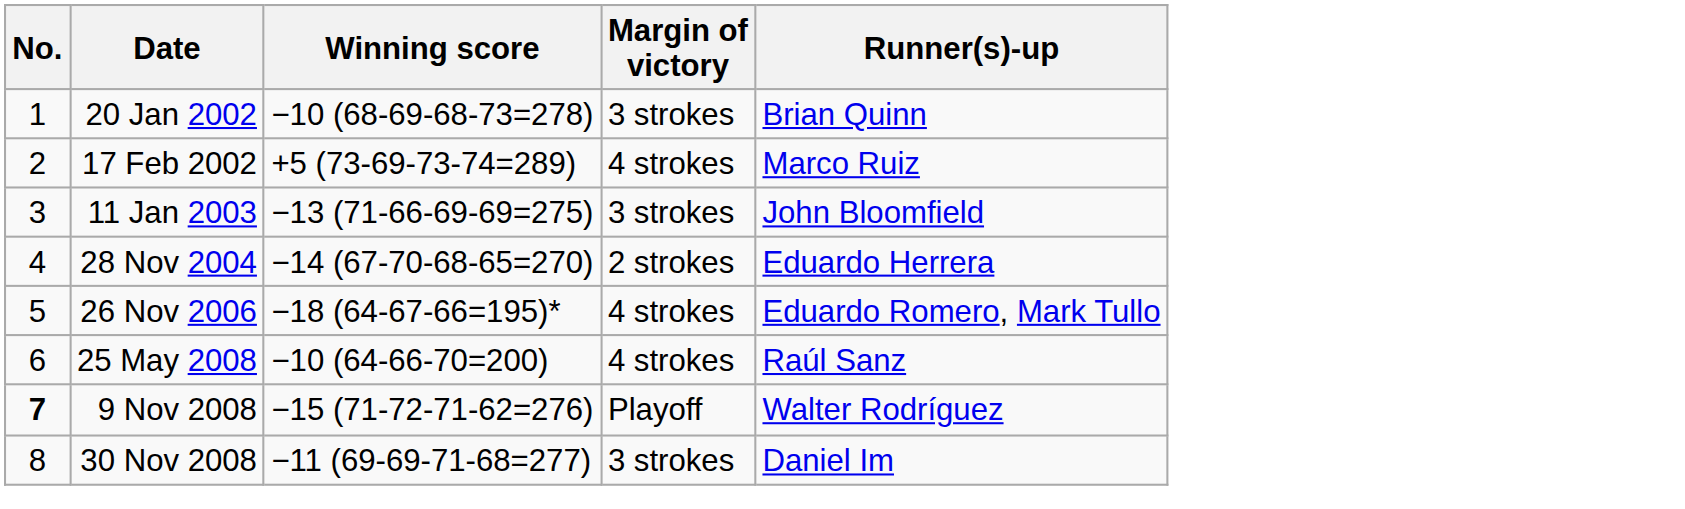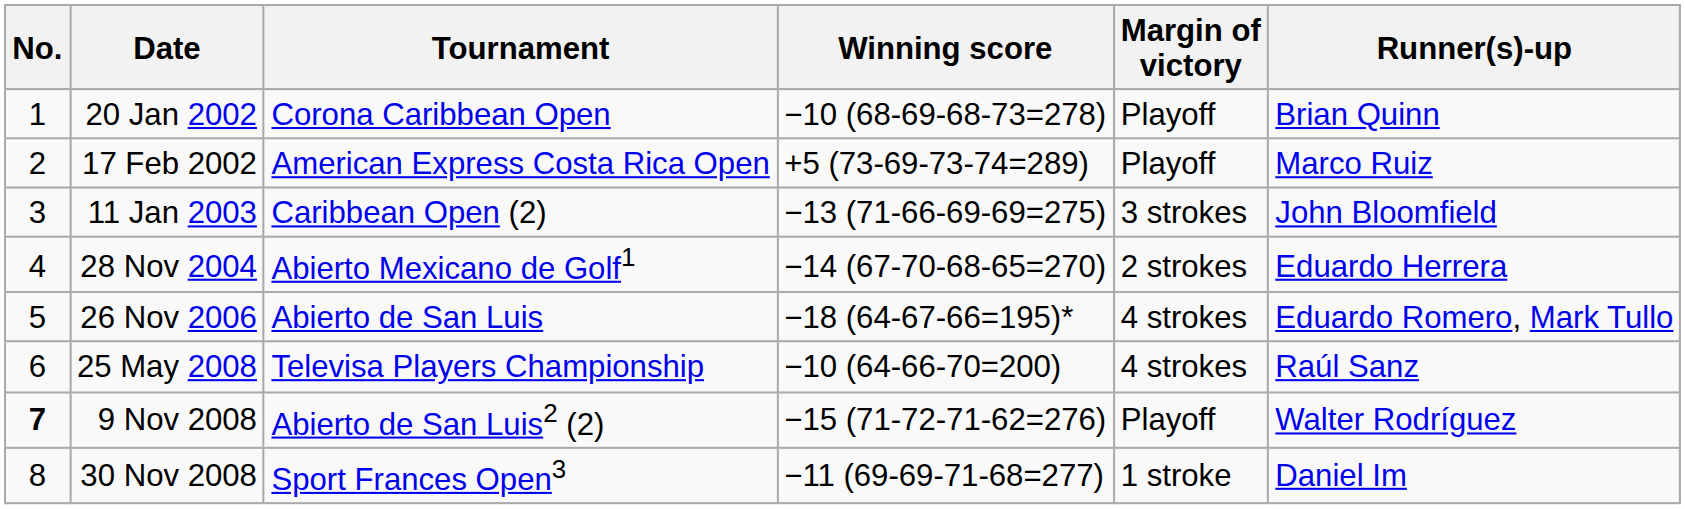+ column: (521, 47)
(671, 114) 3 strokes -> (1168, 114) Playoff
(671, 163) 4 strokes -> (1168, 163) Playoff
(671, 459) 3 strokes -> (1176, 475) 1 stroke
